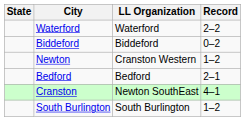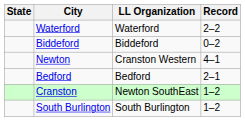(212, 60) 1–2 -> (212, 60) 4–1
(212, 92) 4–1 -> (212, 92) 1–2
